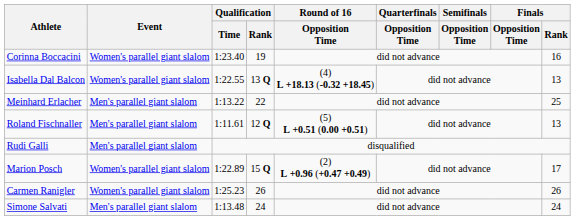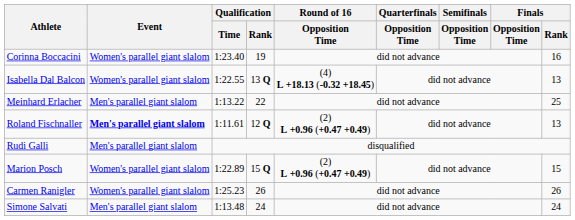(143, 124) normal -> (147, 124) bold
(325, 124) (5) L +0.51 (0.00 +0.51) -> (325, 124) (2) L +0.96 (+0.47 +0.49)
(556, 168) 17 -> (556, 168) 15
